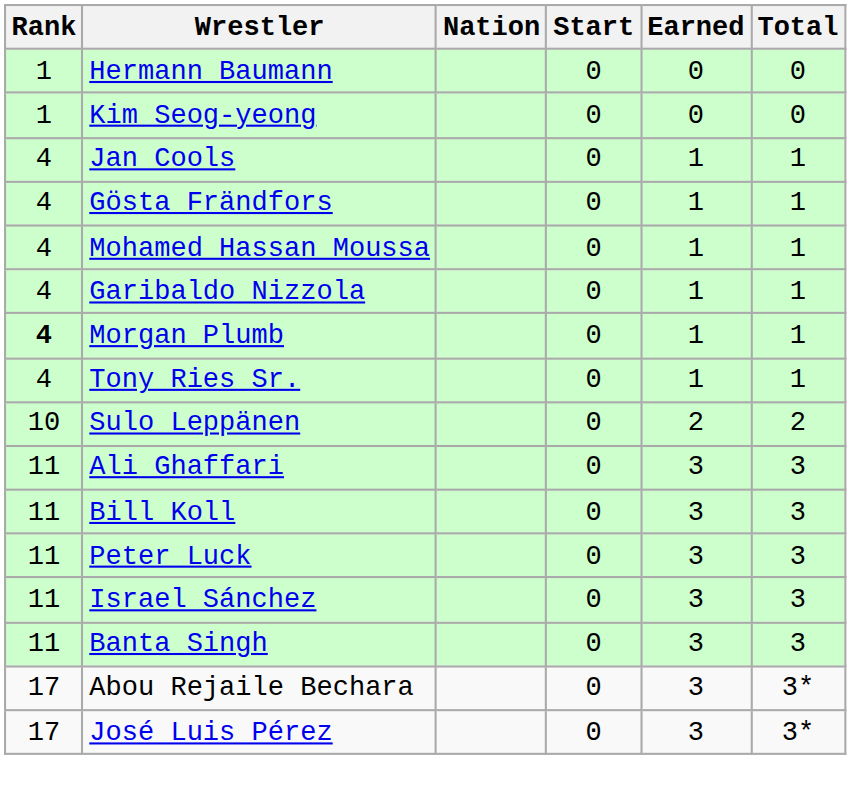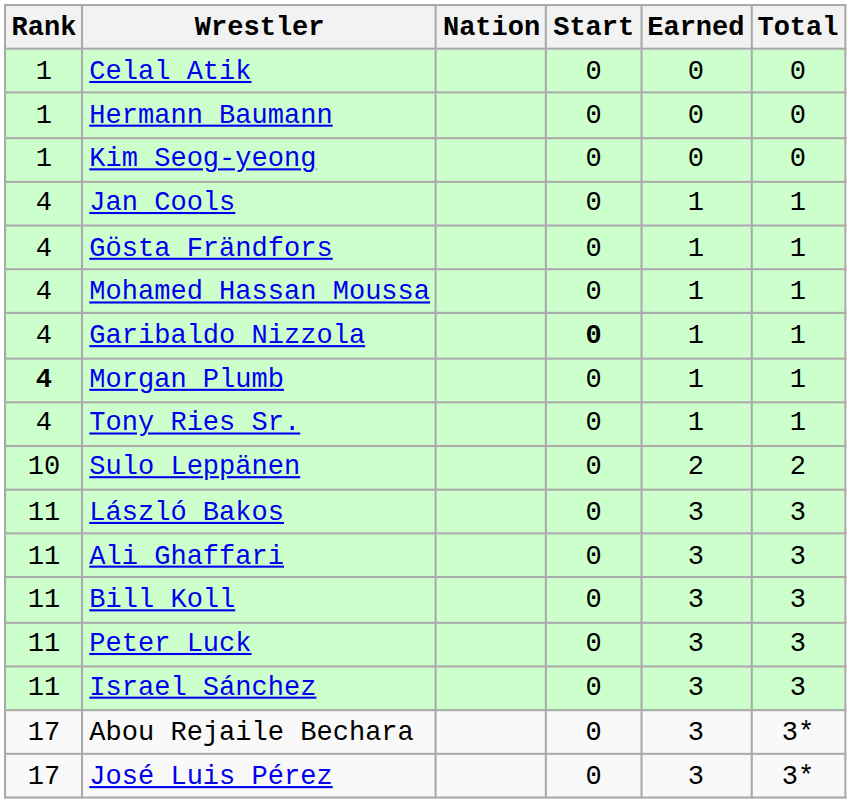+ row: (170, 71)
(594, 291) normal -> (594, 336) bold
+ row: (187, 512)
- row: (179, 644)
